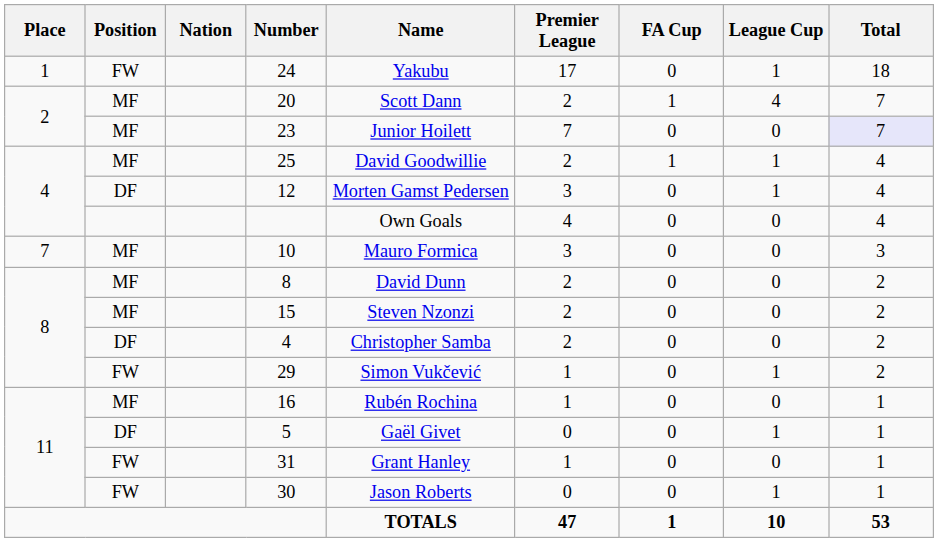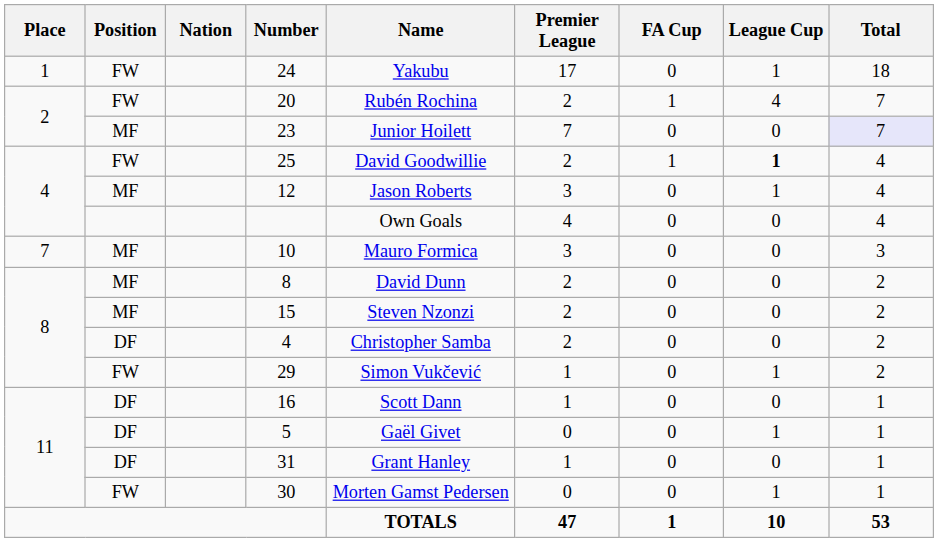(125, 101) MF -> (125, 101) FW
(421, 101) Scott Dann -> (421, 101) Rubén Rochina
(125, 161) MF -> (125, 161) FW
(776, 161) normal -> (776, 161) bold
(125, 191) DF -> (125, 191) MF
(421, 191) Morten Gamst Pedersen -> (421, 191) Jason Roberts
(125, 402) MF -> (125, 402) DF
(421, 402) Rubén Rochina -> (421, 402) Scott Dann
(125, 462) FW -> (125, 462) DF
(421, 492) Jason Roberts -> (421, 492) Morten Gamst Pedersen
